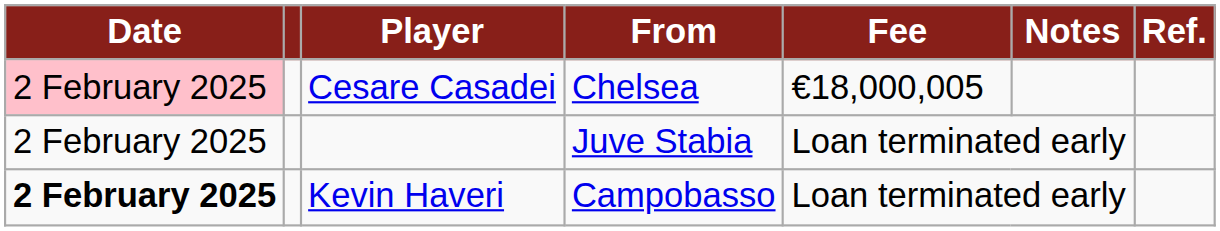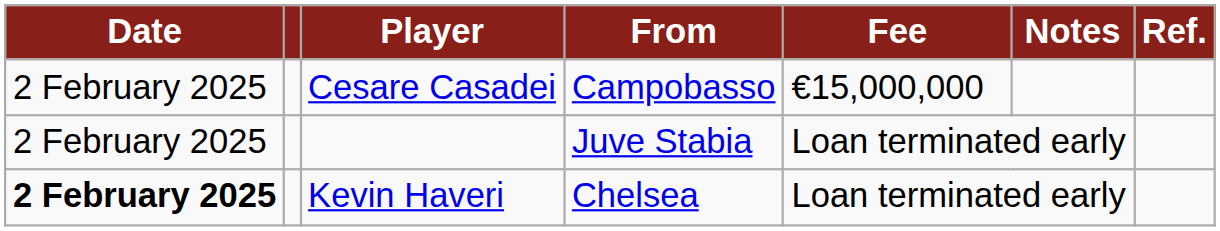(140, 86) pink background -> (140, 86) no background
(635, 86) Chelsea -> (674, 86) Campobasso
(888, 86) €18,000,005 -> (888, 86) €15,000,000
(674, 196) Campobasso -> (635, 196) Chelsea
